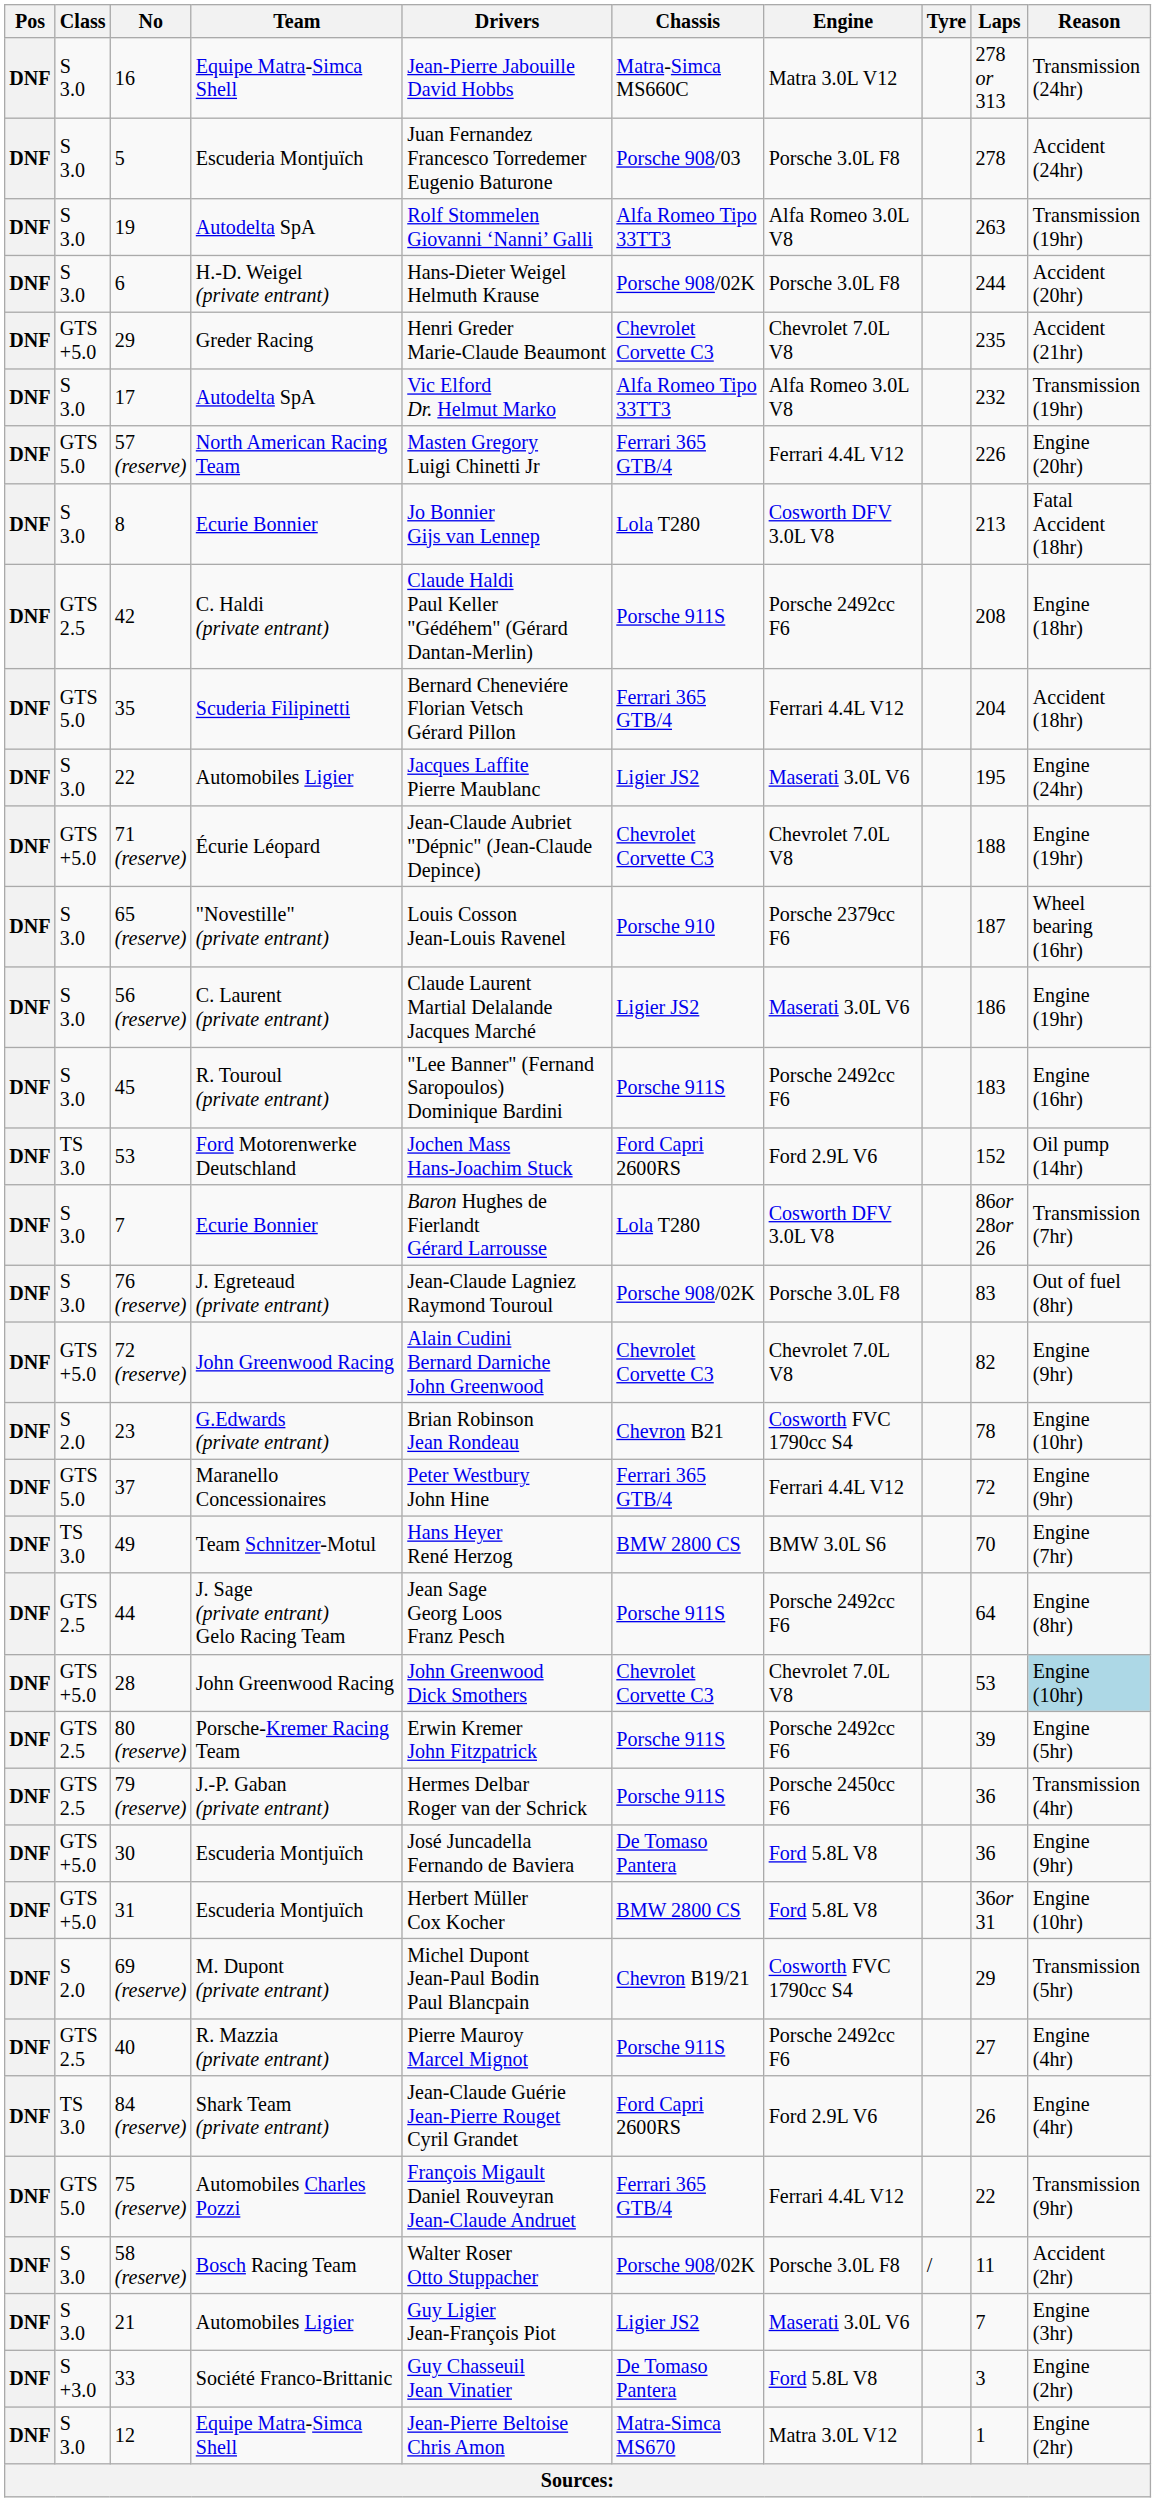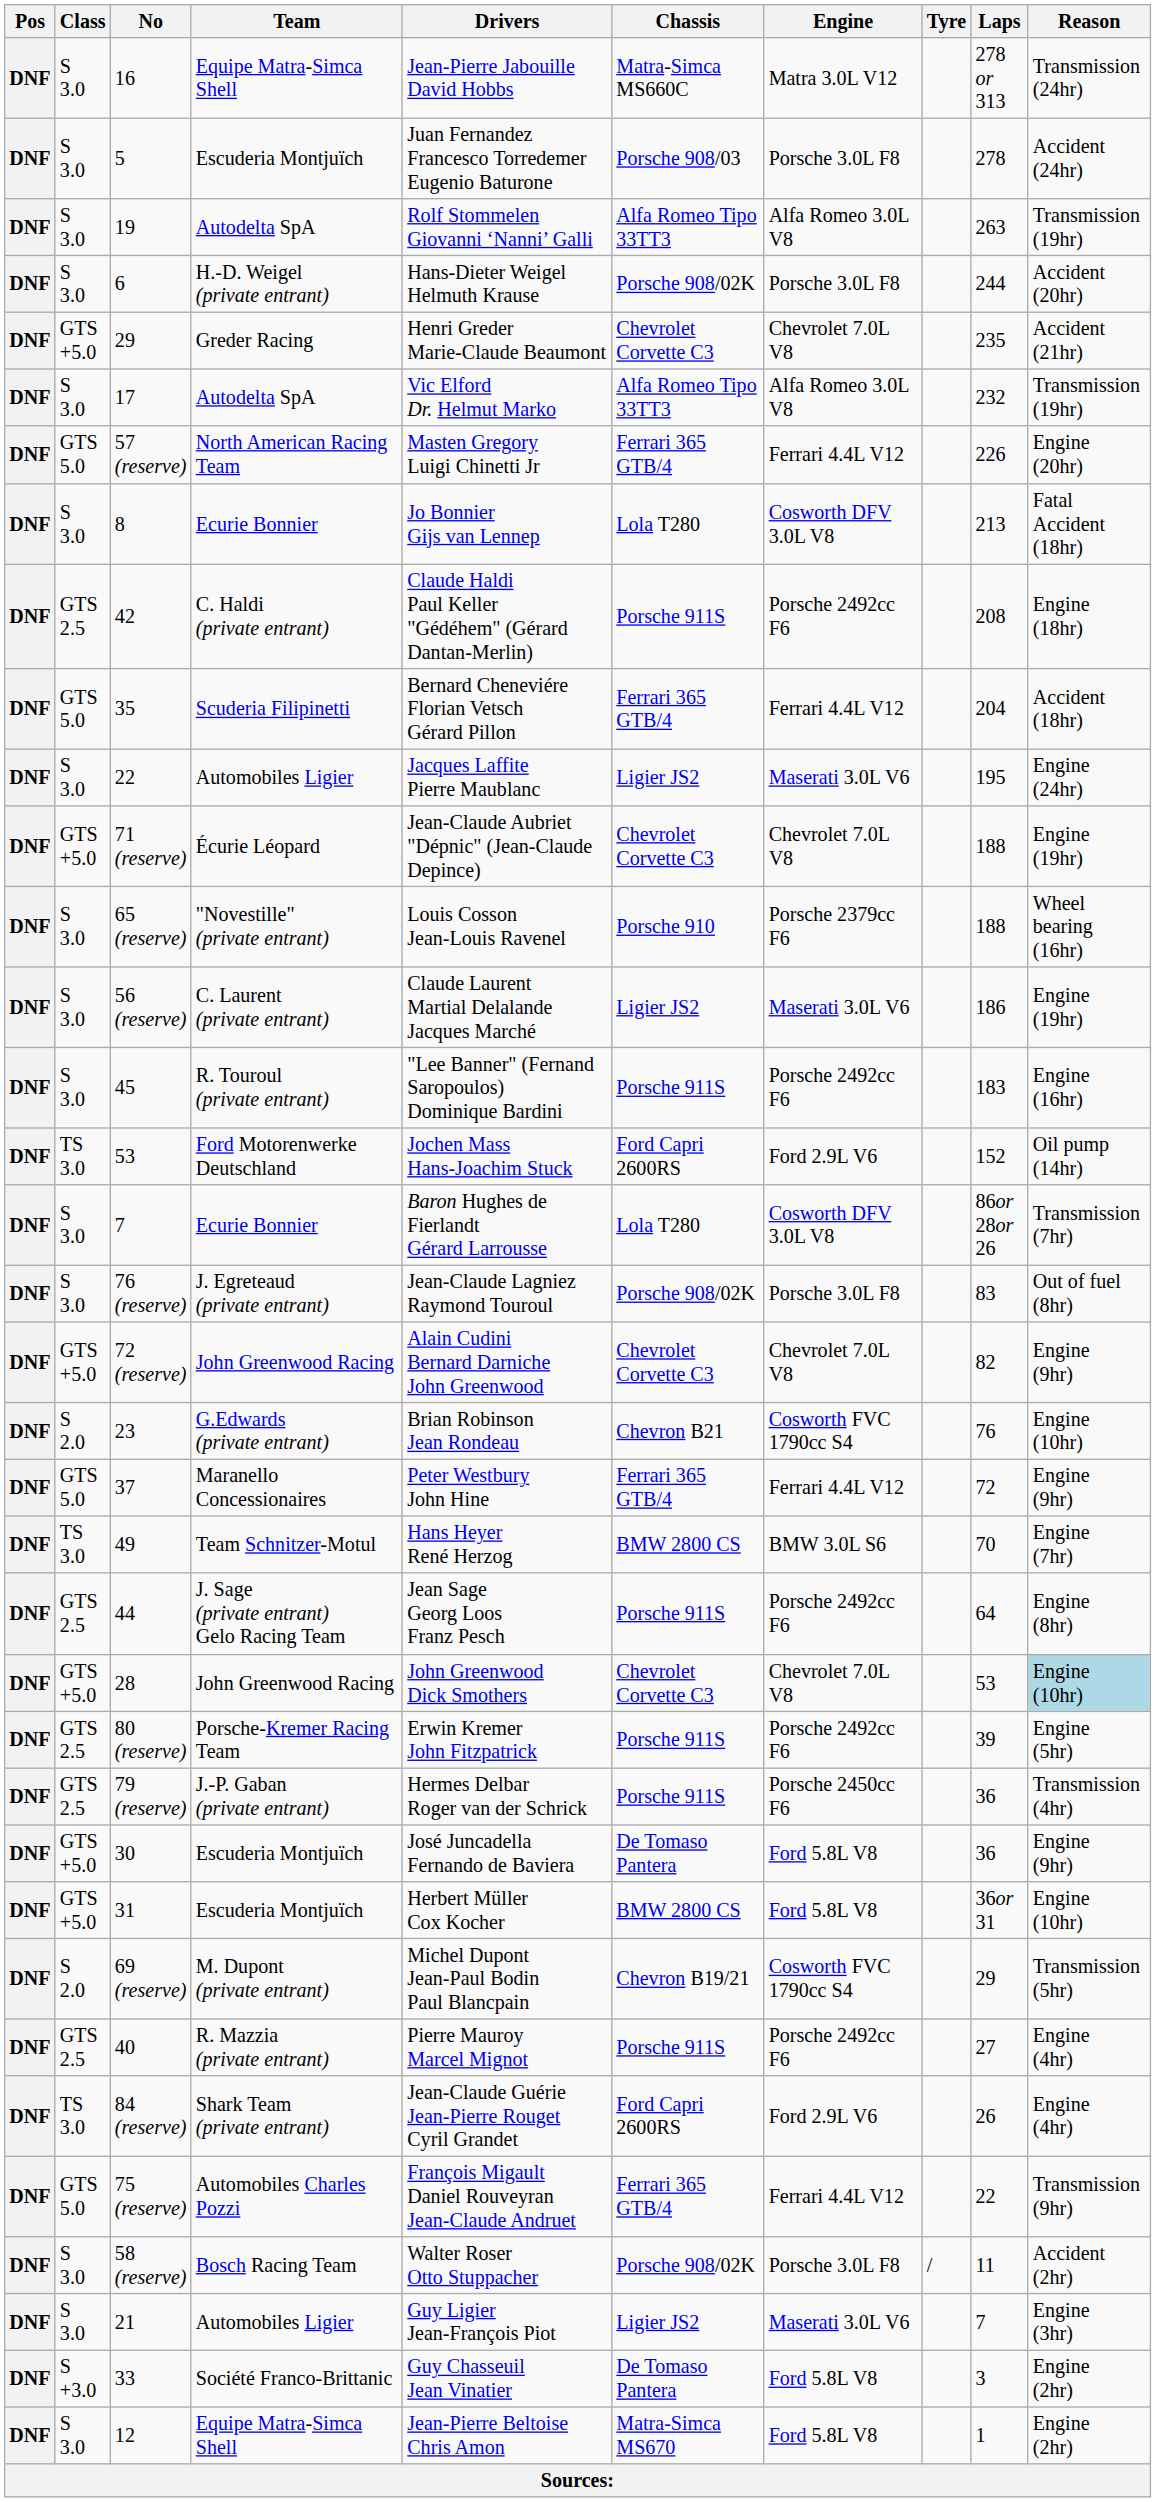(991, 926) 187 -> (991, 926) 188
(986, 1431) 78 -> (986, 1431) 76
(833, 2435) Matra 3.0L V12 -> (823, 2435) Ford 5.8L V8
